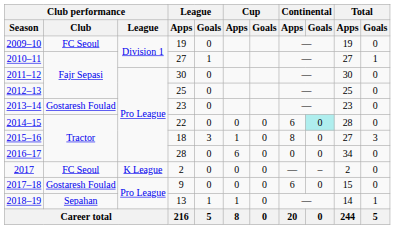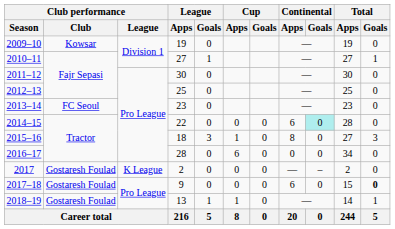(81, 43) FC Seoul -> (81, 43) Kowsar
(81, 106) Gostaresh Foulad -> (81, 106) FC Seoul
(81, 169) FC Seoul -> (81, 169) Gostaresh Foulad
(375, 185) normal -> (375, 185) bold
(81, 201) Sepahan -> (81, 201) Gostaresh Foulad
